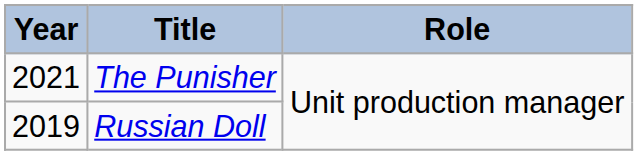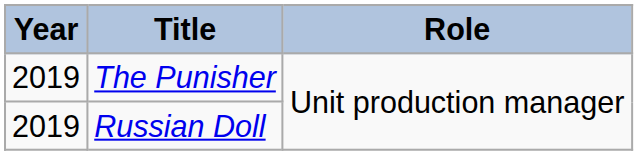(46, 78) 2021 -> (46, 78) 2019
